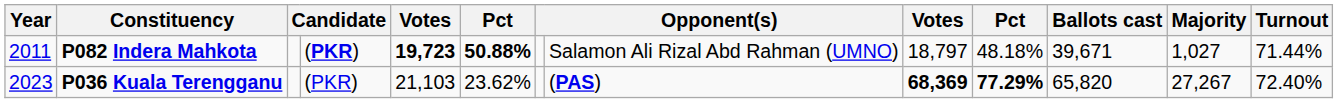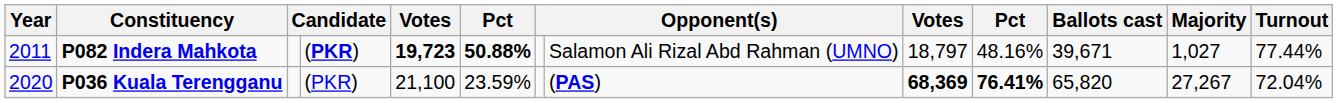(1010, 51) 48.18% -> (1010, 51) 48.16%
(1289, 51) 71.44% -> (1289, 51) 77.44%
(31, 82) 2023 -> (31, 82) 2020
(425, 82) 21,103 -> (425, 82) 21,100
(498, 82) 23.62% -> (498, 82) 23.59%
(1010, 82) 77.29% -> (1010, 82) 76.41%
(1289, 82) 72.40% -> (1289, 82) 72.04%
